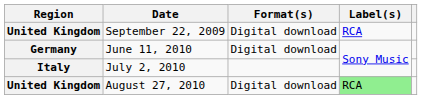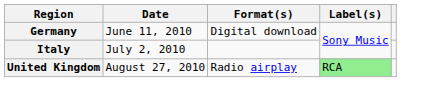- row: (165, 31)
(284, 85) Digital download -> (254, 67) Radio airplay
